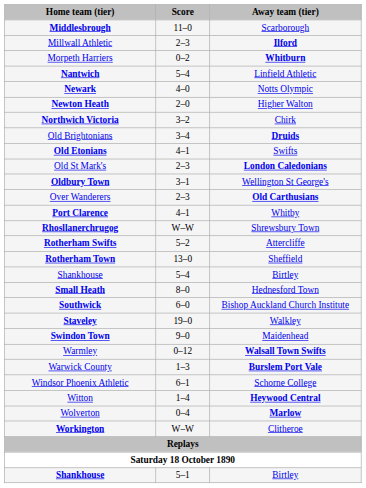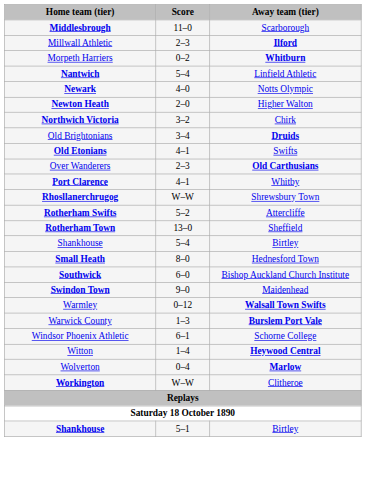- row: (80, 166)
- row: (80, 182)
- row: (80, 321)
